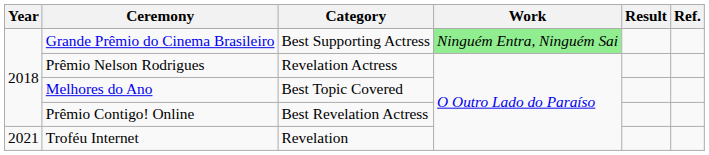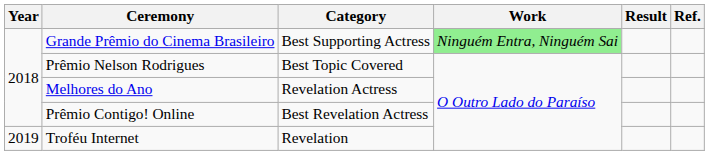(339, 65) Revelation Actress -> (342, 65) Best Topic Covered
(342, 89) Best Topic Covered -> (339, 89) Revelation Actress
(23, 138) 2021 -> (23, 138) 2019
